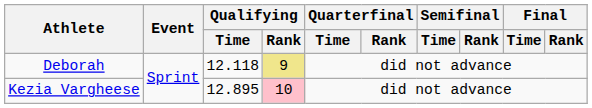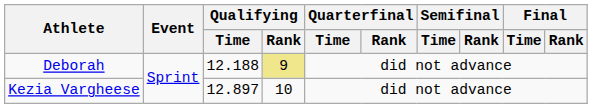(233, 66) 12.118 -> (233, 66) 12.188
(233, 90) 12.895 -> (233, 90) 12.897
(284, 90) pink background -> (284, 90) no background
